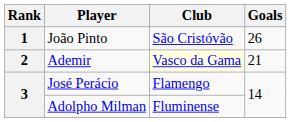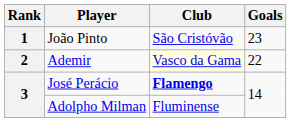(255, 38) 26 -> (255, 38) 23
(255, 60) 21 -> (255, 60) 22
(181, 83) normal -> (183, 83) bold
